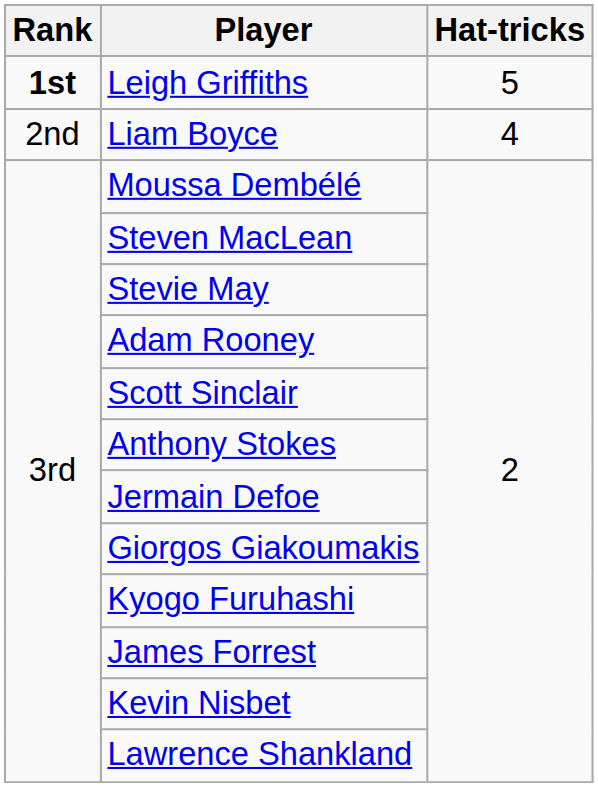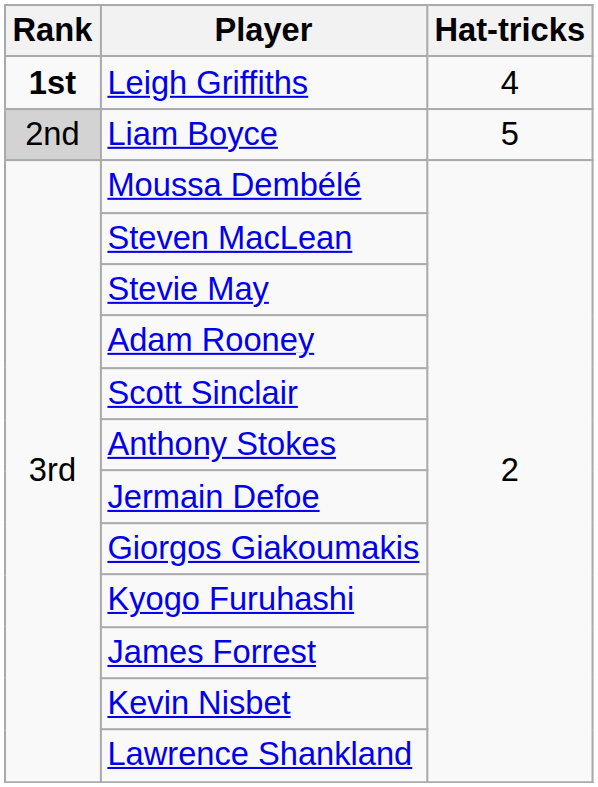(510, 82) 5 -> (510, 82) 4
(52, 133) no background -> (52, 133) lightgrey background
(510, 133) 4 -> (510, 133) 5
